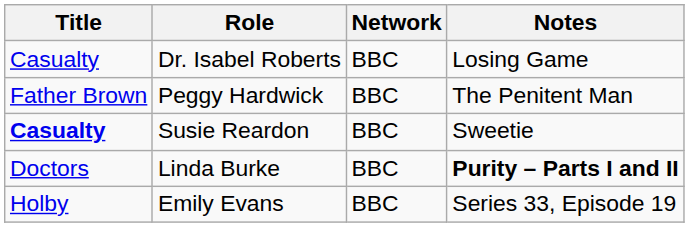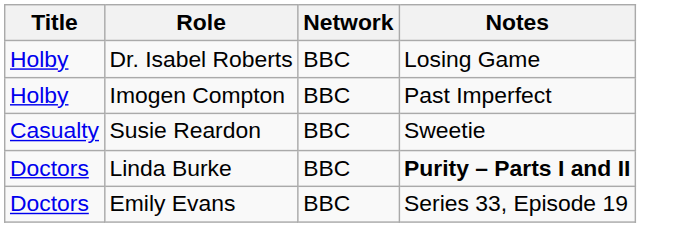(54, 58) Casualty -> (39, 58) Holby
+ row: (197, 95)
- row: (241, 95)
(58, 131) bold -> (54, 131) normal
(39, 204) Holby -> (49, 204) Doctors
